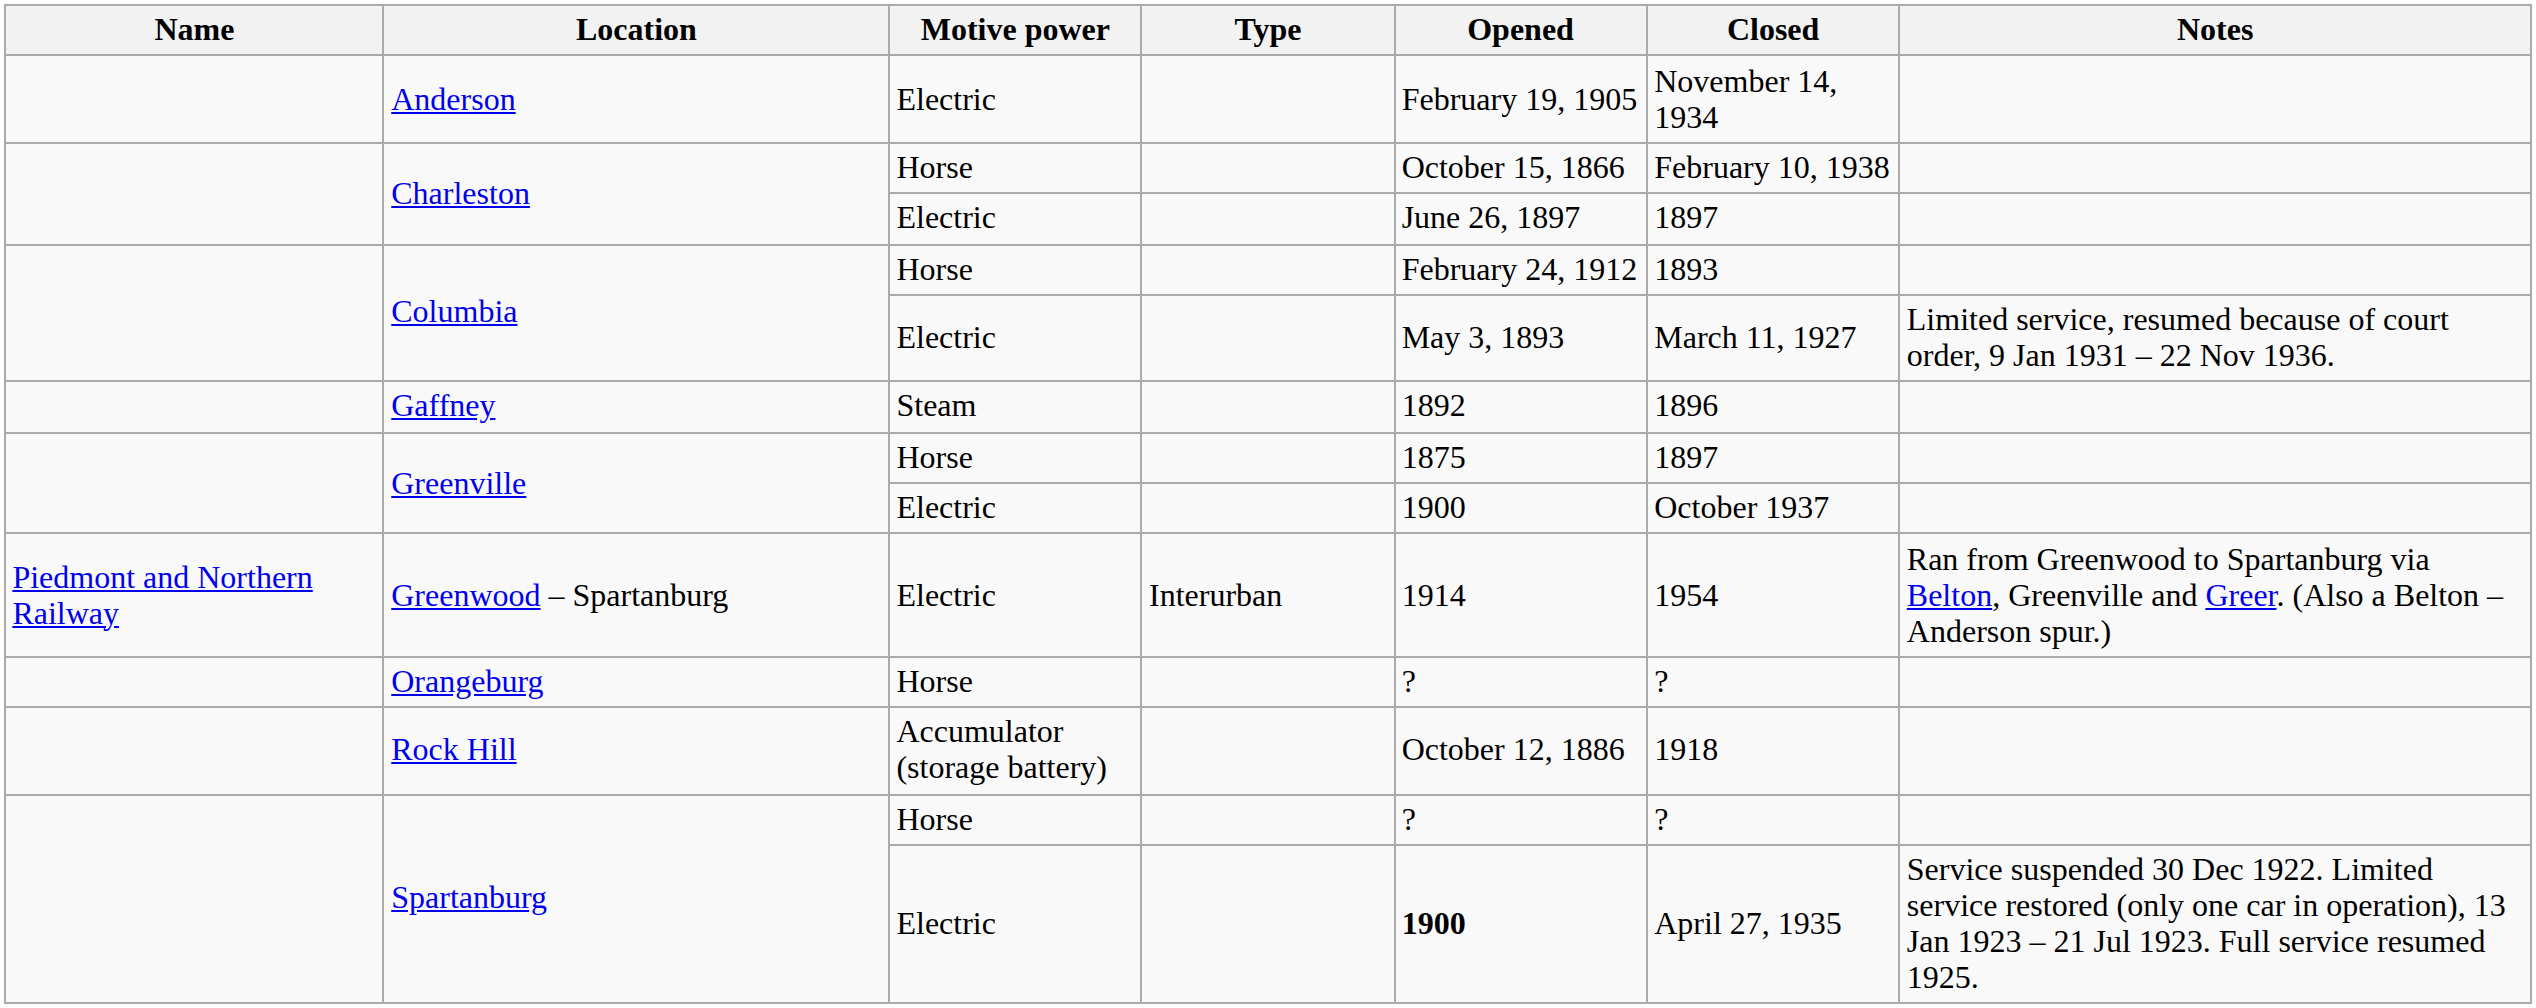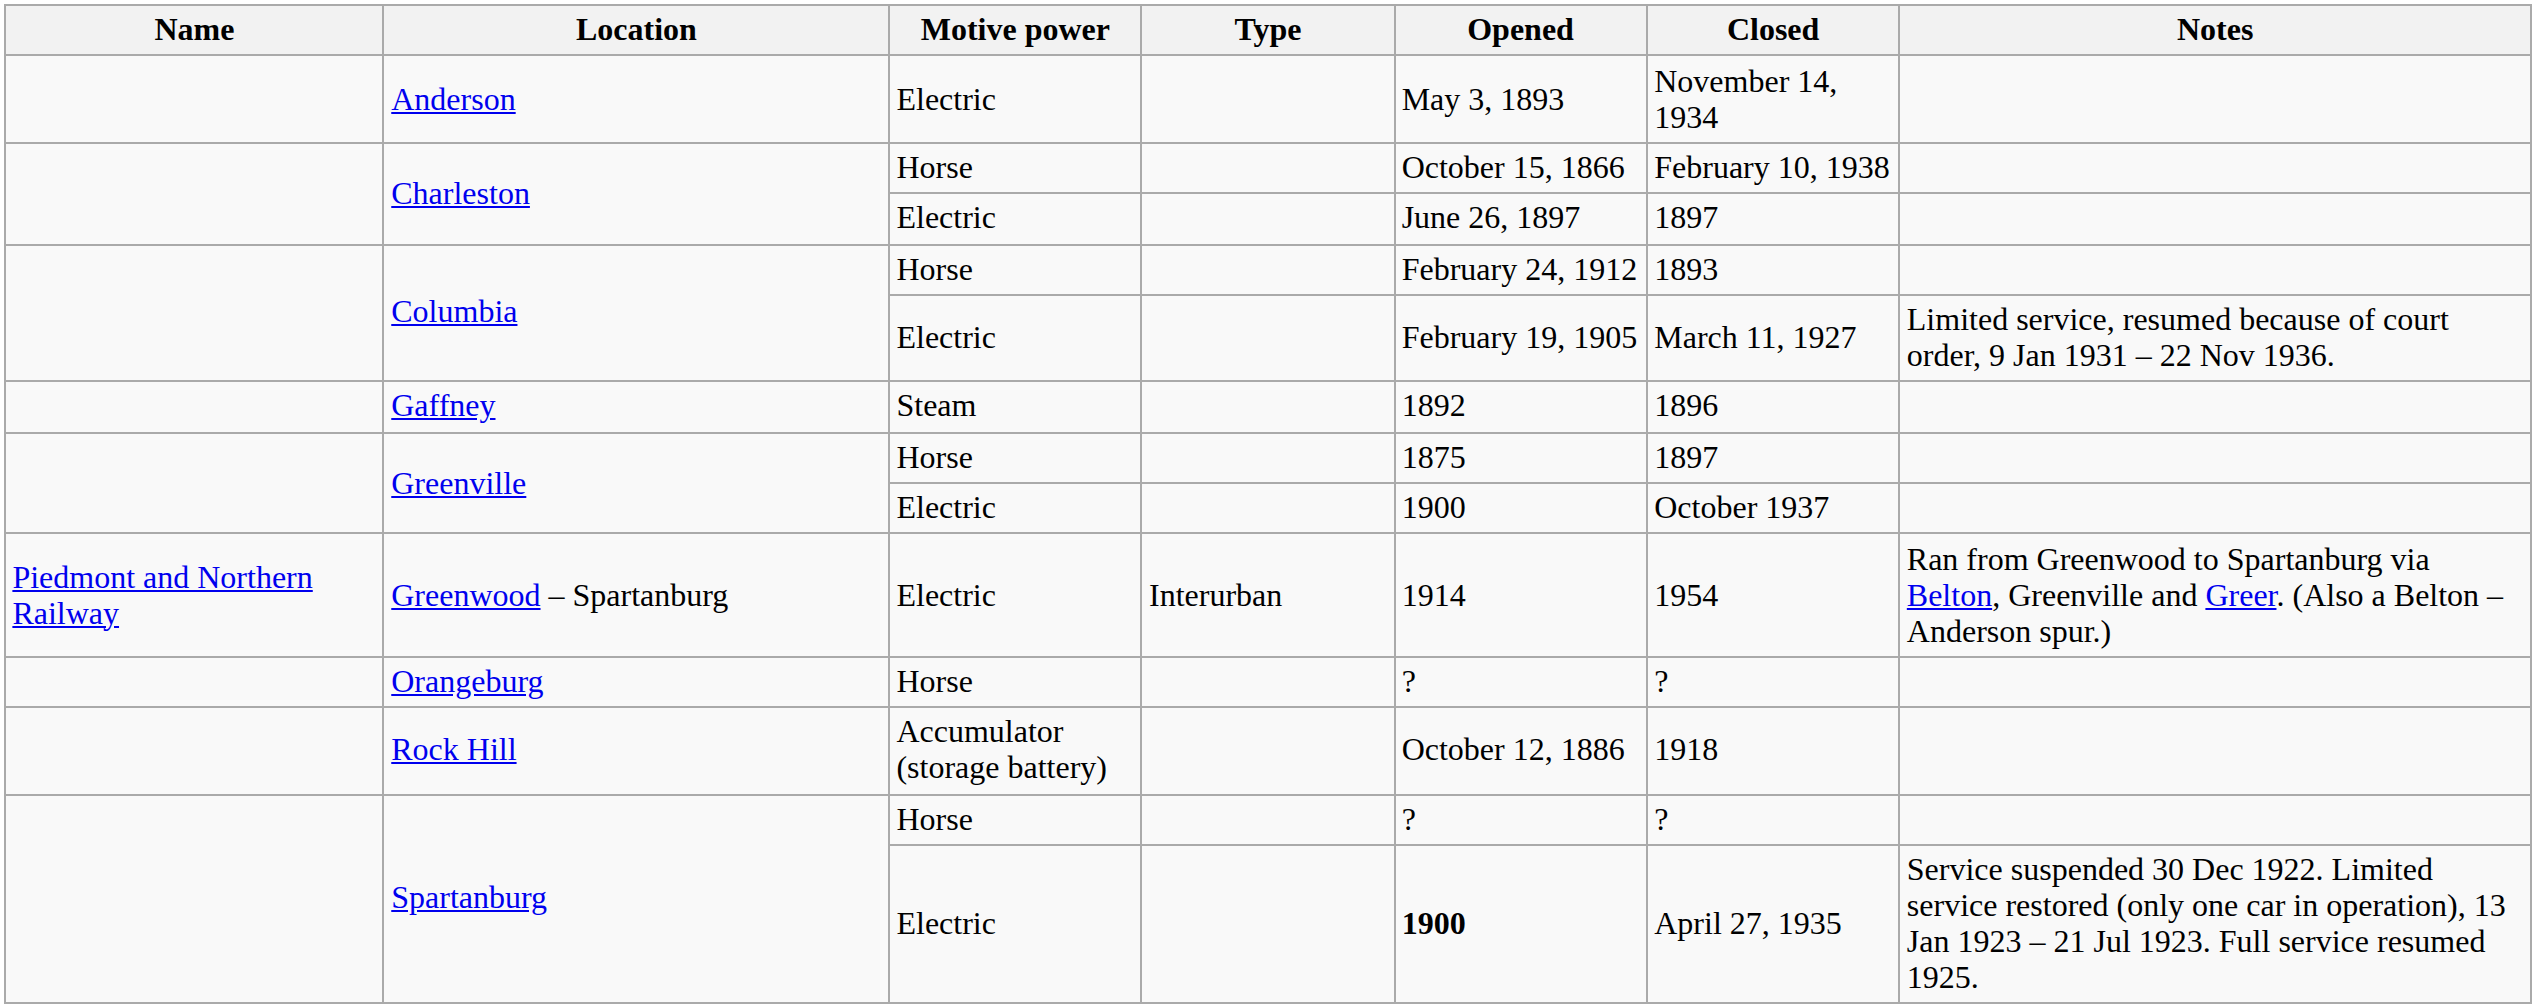(1519, 98) February 19, 1905 -> (1483, 98) May 3, 1893
(1483, 337) May 3, 1893 -> (1519, 337) February 19, 1905
